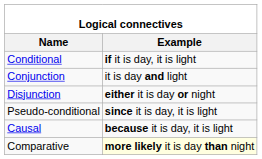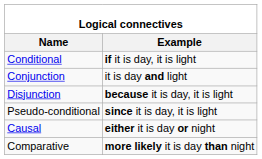(160, 94) either it is day or night -> (169, 94) because it is day, it is light
(169, 128) because it is day, it is light -> (160, 128) either it is day or night
(180, 146) lightyellow background -> (180, 146) no background
